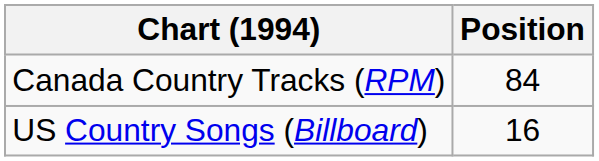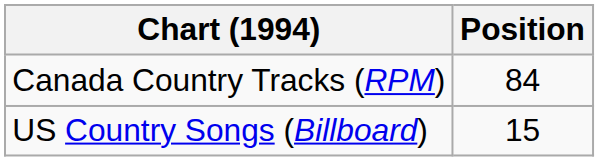(522, 130) 16 -> (522, 130) 15
